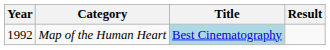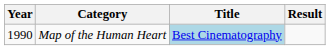(20, 34) 1992 -> (20, 34) 1990
